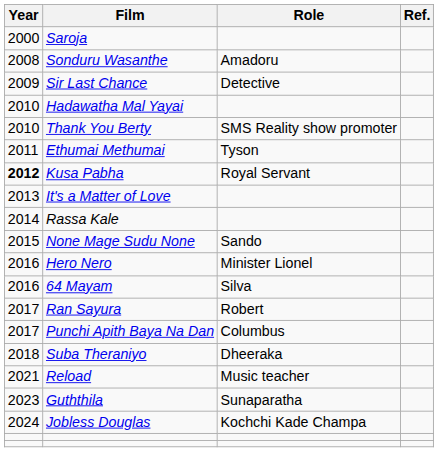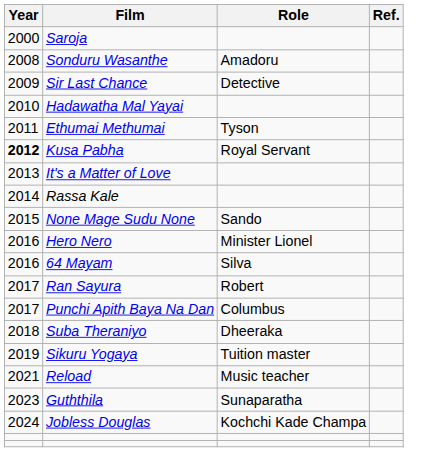- row: (98, 128)
+ row: (92, 354)
